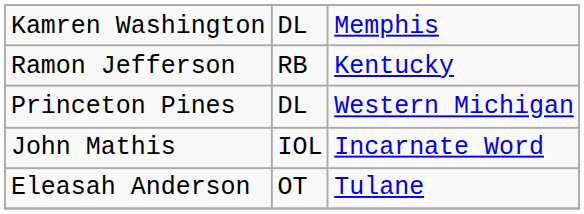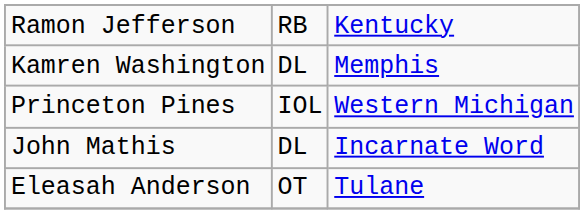rows swapped: (138, 25) <-> (123, 66)
(292, 107) DL -> (300, 107) IOL
(300, 147) IOL -> (292, 147) DL
